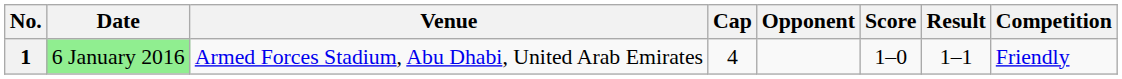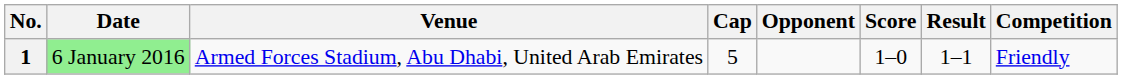(732, 56) 4 -> (732, 56) 5
